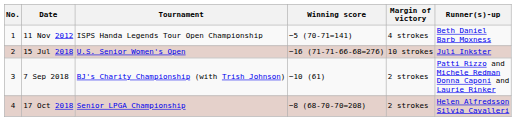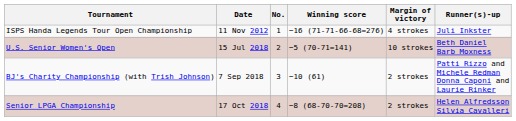columns swapped: (13, 15) <-> (181, 15)
(321, 36) −5 (70-71=141) -> (337, 31) −16 (71-71-66-68=276)
(464, 36) Beth Daniel Barb Moxness -> (464, 31) Juli Inkster
(337, 52) −16 (71-71-66-68=276) -> (321, 48) −5 (70-71=141)
(464, 52) Juli Inkster -> (464, 48) Beth Daniel Barb Moxness
